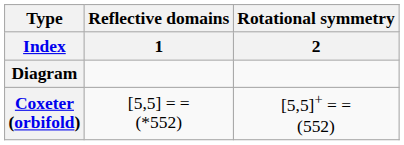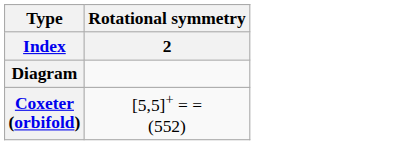- column: (159, 45)
